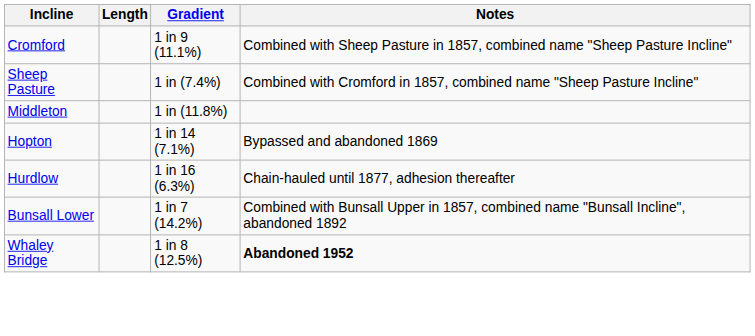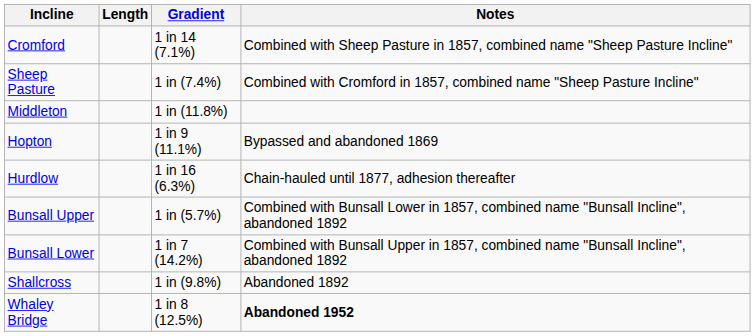(178, 44) 1 in 9 (11.1%) -> (175, 44) 1 in 14 (7.1%)
(175, 141) 1 in 14 (7.1%) -> (178, 141) 1 in 9 (11.1%)
+ row: (51, 216)
+ row: (39, 282)
